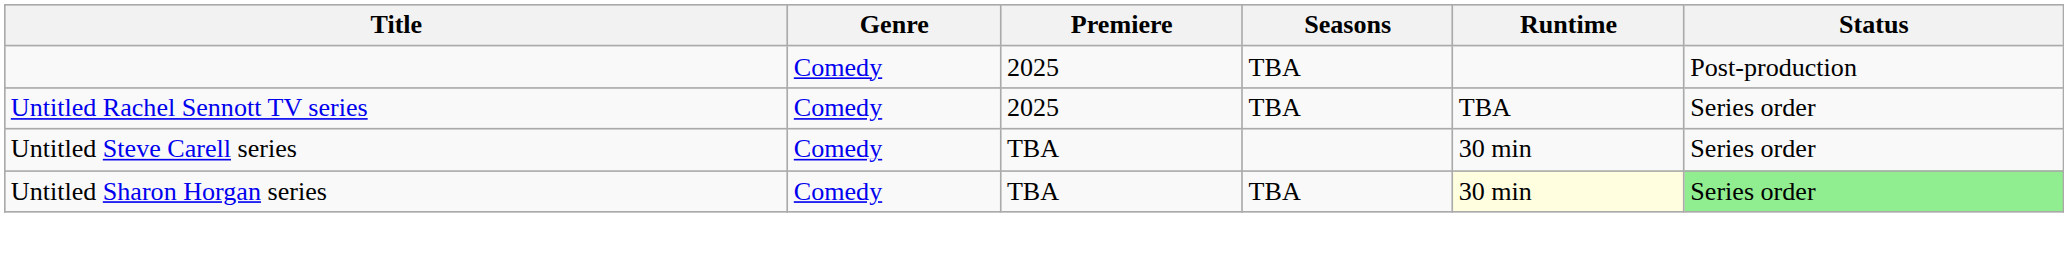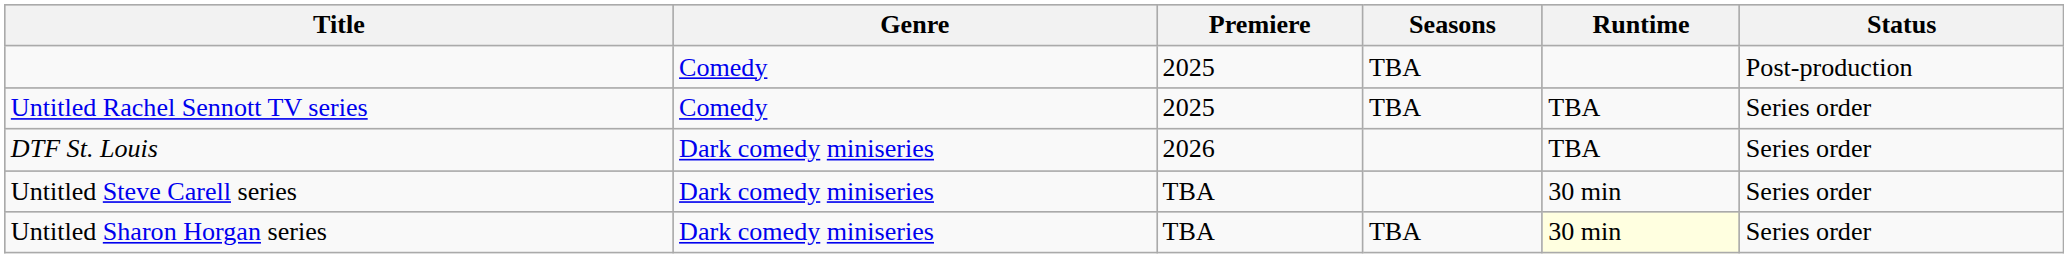+ row: (84, 149)
(838, 149) Comedy -> (807, 190) Dark comedy miniseries
(838, 190) Comedy -> (807, 231) Dark comedy miniseries
(1753, 190) lightgreen background -> (1808, 231) no background
